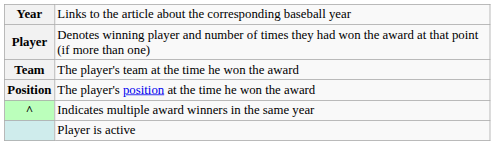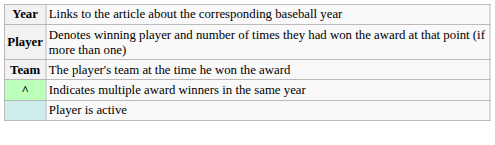- row: (29, 89)
